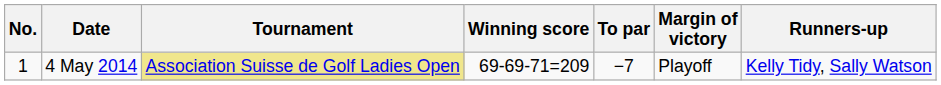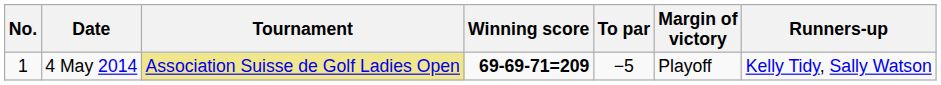(534, 66) normal -> (534, 66) bold
(624, 66) −7 -> (624, 66) −5
